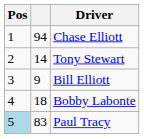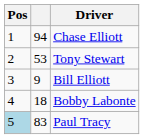(40, 57) 14 -> (40, 57) 53
